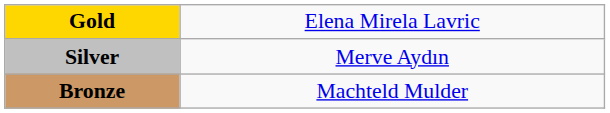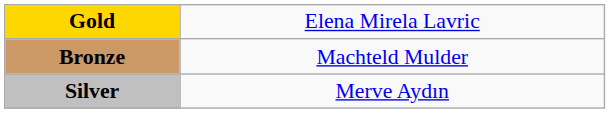rows swapped: (92, 56) <-> (92, 90)
